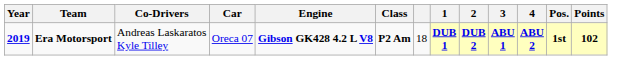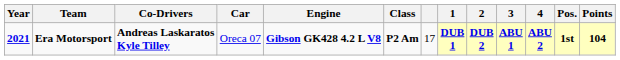(18, 38) 2019 -> (18, 38) 2021
(162, 38) normal -> (166, 38) bold
(422, 38) 18 -> (430, 38) 17
(589, 38) 102 -> (597, 38) 104
